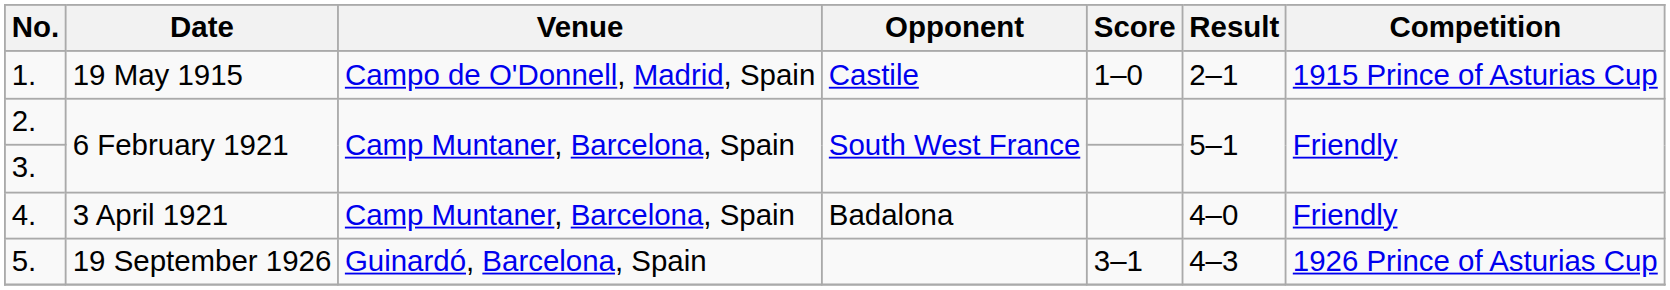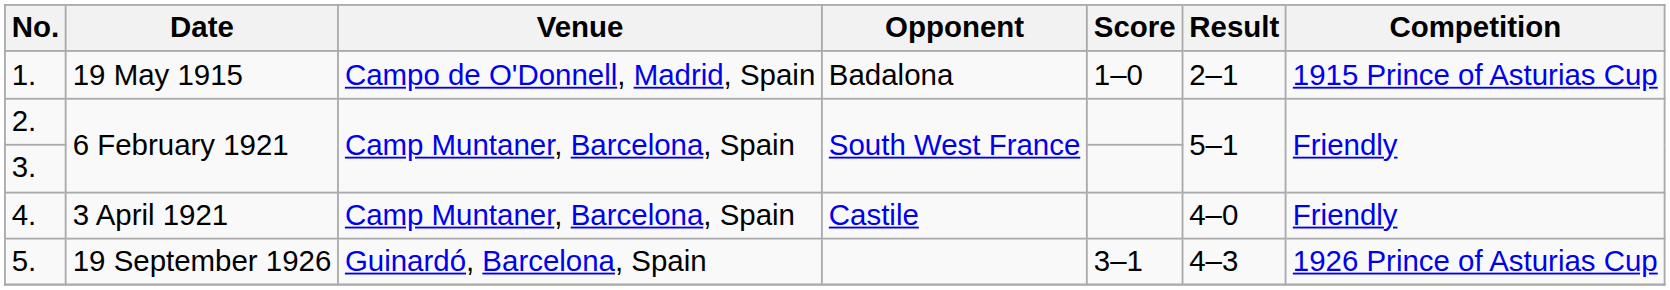(874, 74) Castile -> (891, 74) Badalona
(891, 214) Badalona -> (874, 214) Castile
